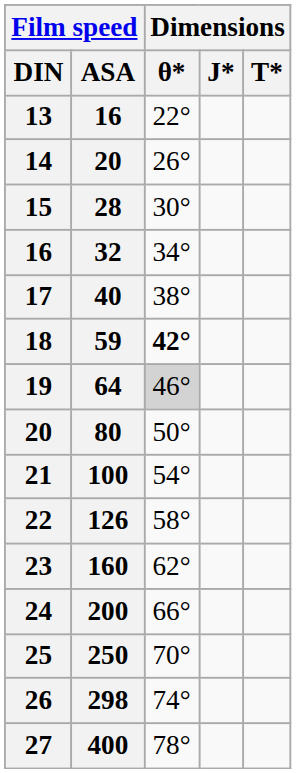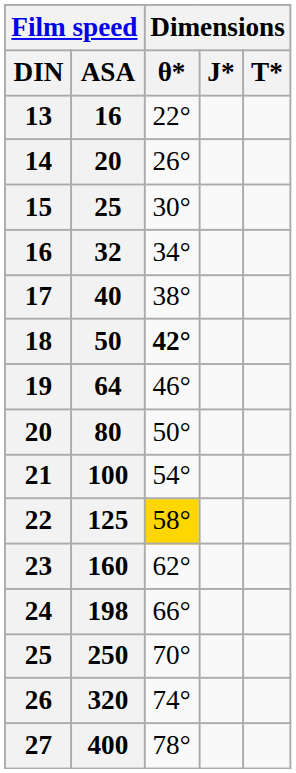(108, 206) 28 -> (108, 206) 25
(108, 341) 59 -> (108, 341) 50
(172, 386) lightgrey background -> (172, 386) no background
(108, 521) 126 -> (108, 521) 125
(172, 521) no background -> (172, 521) gold background
(108, 610) 200 -> (108, 610) 198
(108, 700) 298 -> (108, 700) 320
